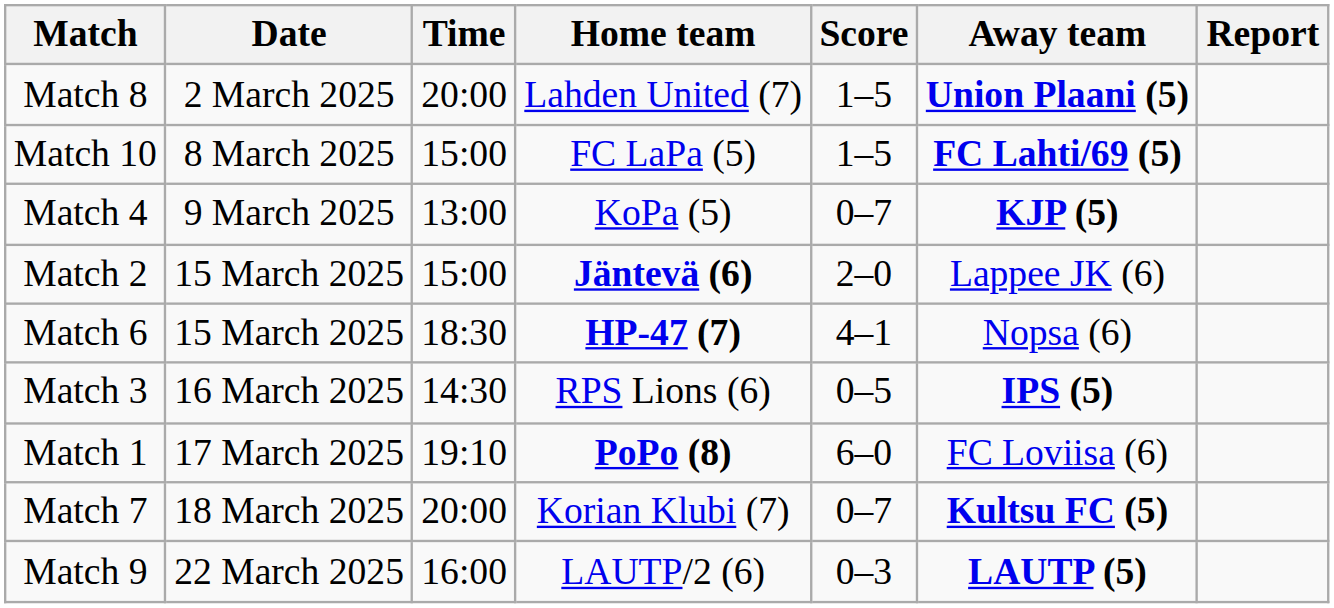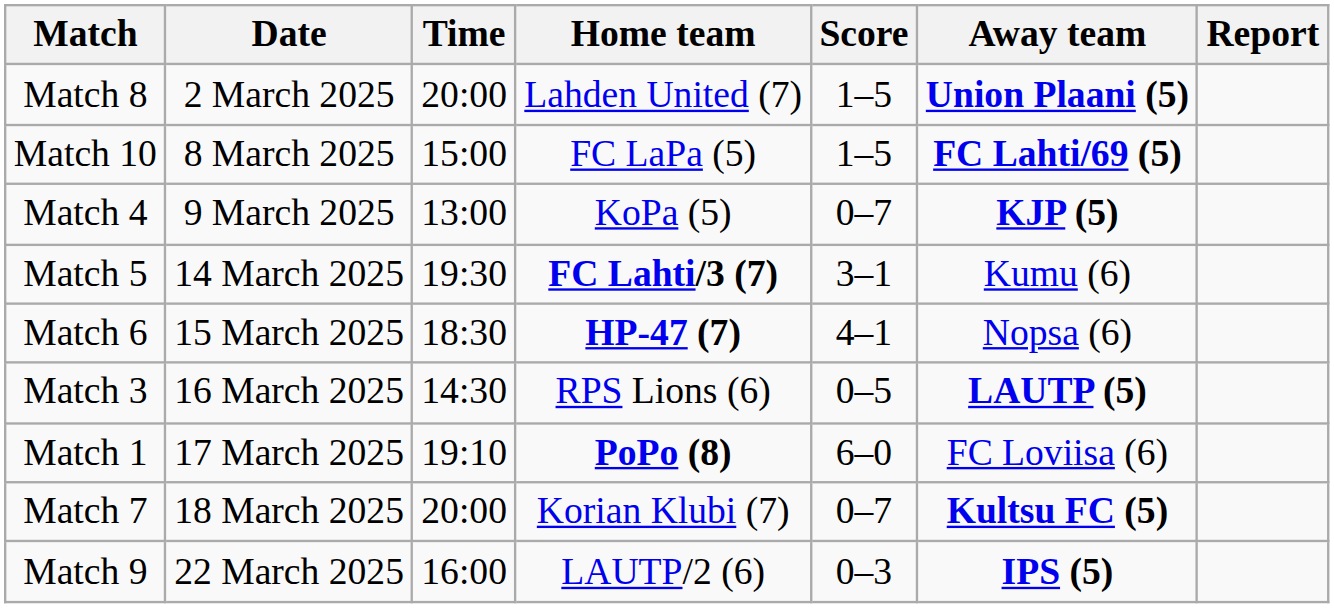+ row: (85, 272)
- row: (85, 272)
(1057, 392) IPS (5) -> (1057, 392) LAUTP (5)
(1057, 570) LAUTP (5) -> (1057, 570) IPS (5)
